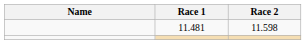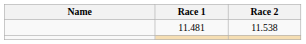(264, 27) 11.598 -> (264, 27) 11.538
